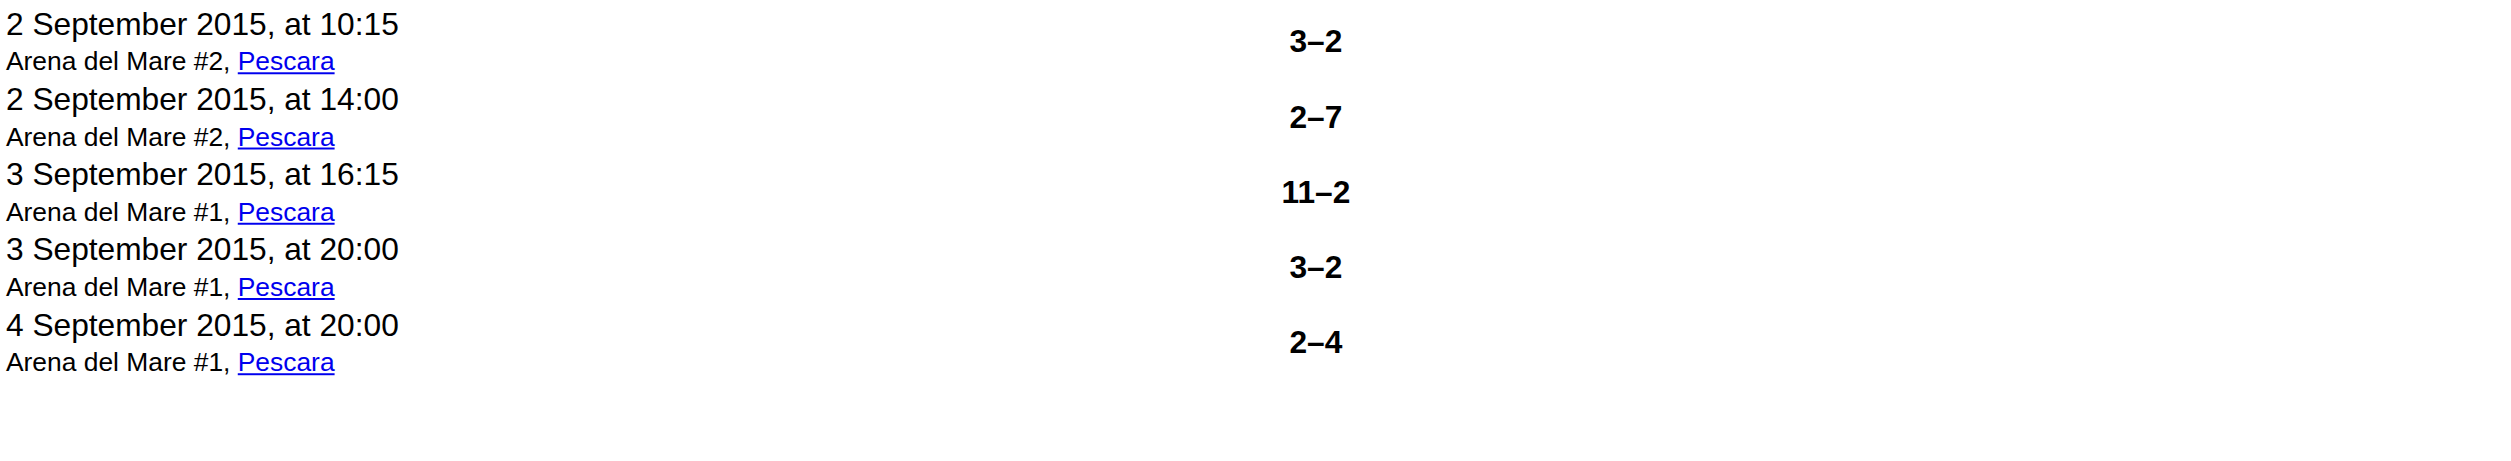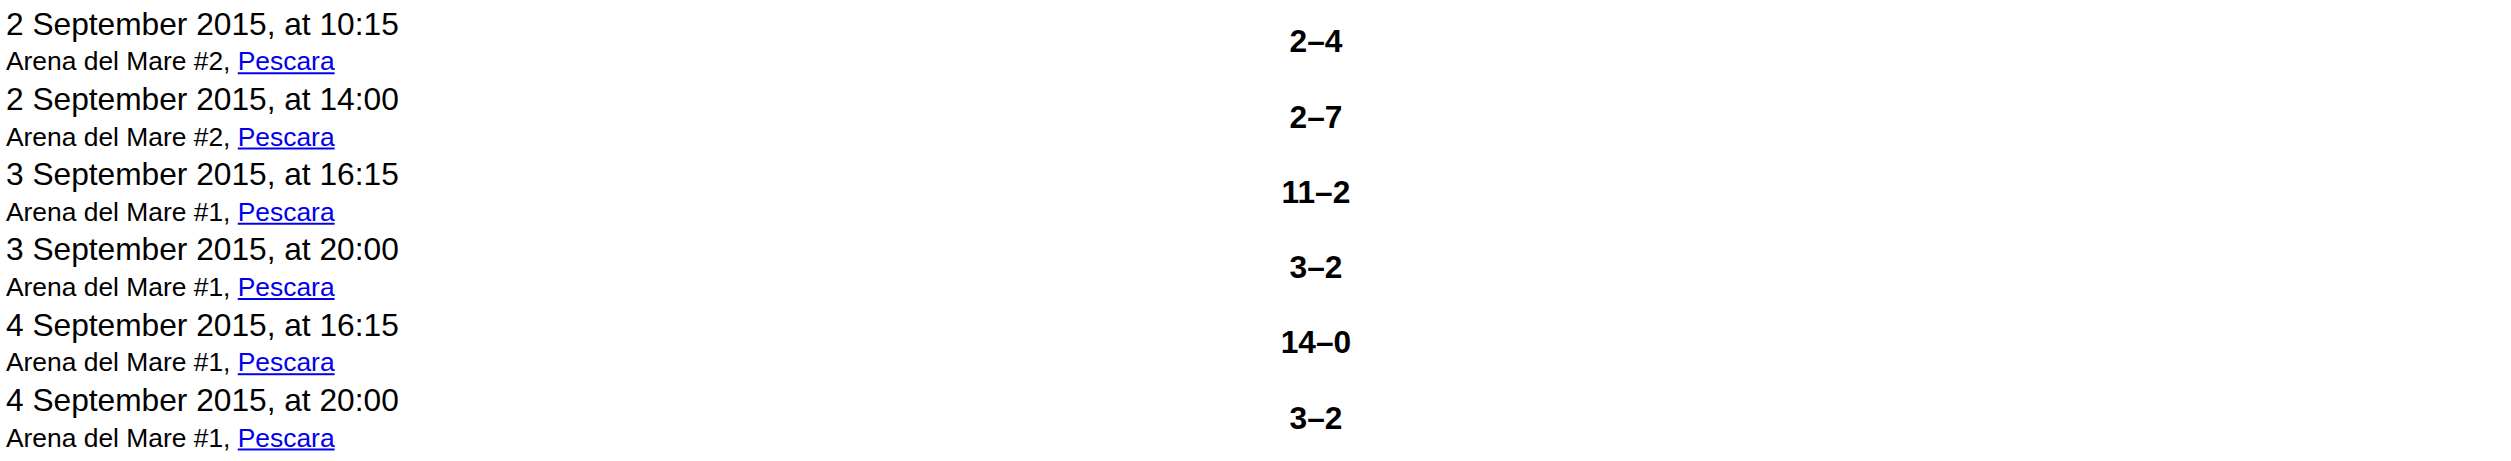(1316, 42) 3–2 -> (1316, 42) 2–4
+ row: (202, 343)
(1316, 343) 2–4 -> (1316, 418) 3–2
